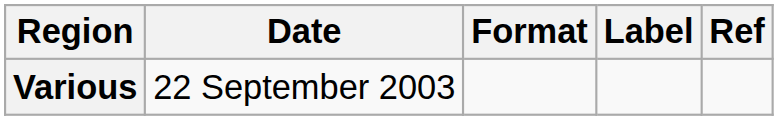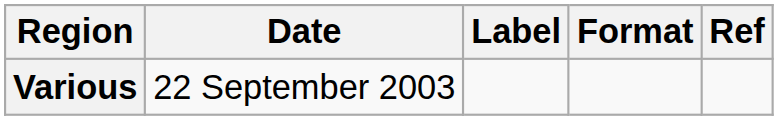columns swapped: (529, 31) <-> (649, 31)
